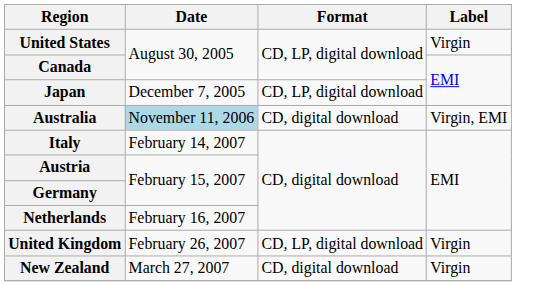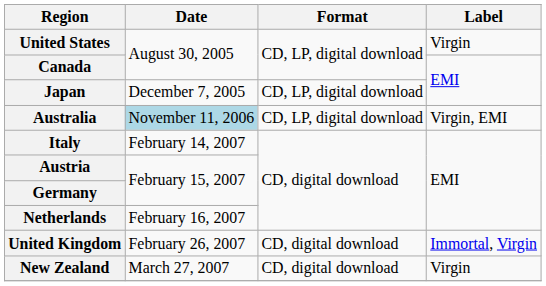(330, 117) CD, digital download -> (342, 117) CD, LP, digital download
(342, 243) CD, LP, digital download -> (330, 243) CD, digital download
(450, 243) Virgin -> (484, 243) Immortal, Virgin
